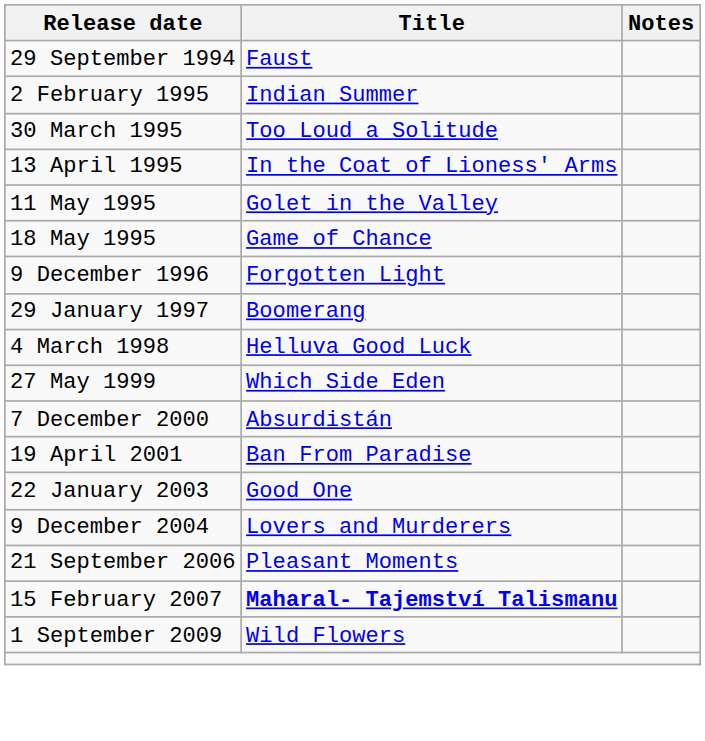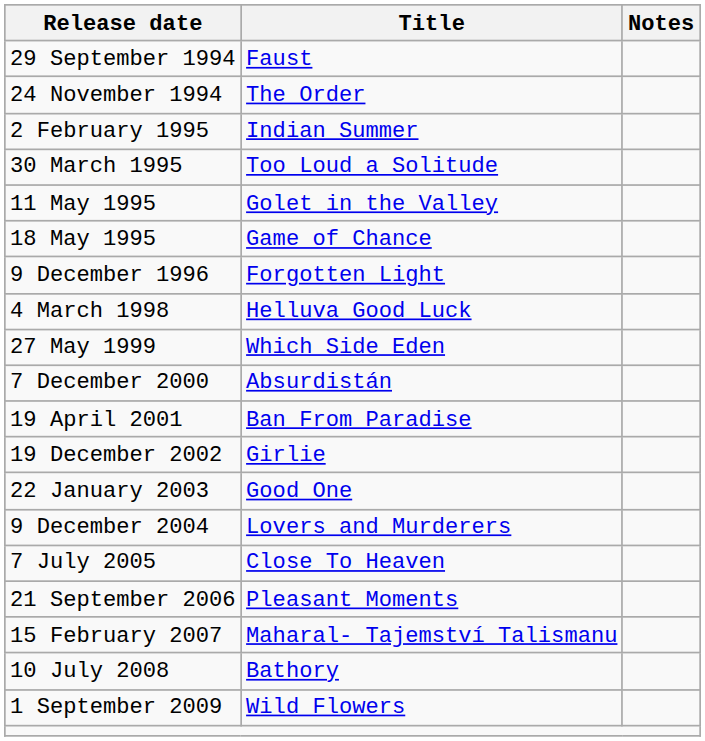+ row: (116, 95)
- row: (96, 167)
- row: (110, 311)
+ row: (116, 455)
+ row: (83, 563)
(432, 599) bold -> (432, 635) normal
+ row: (90, 671)
